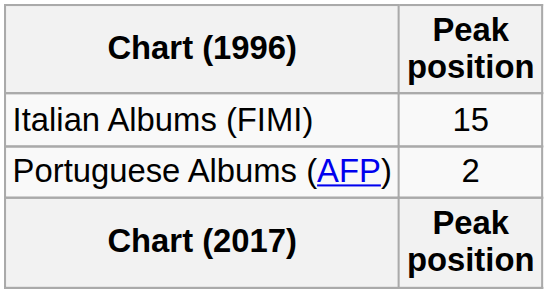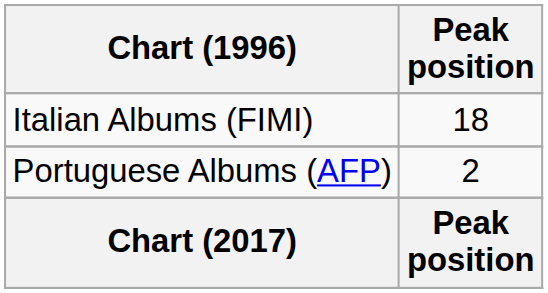(471, 119) 15 -> (471, 119) 18
